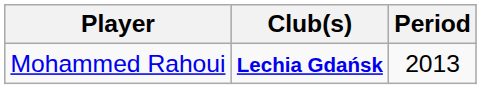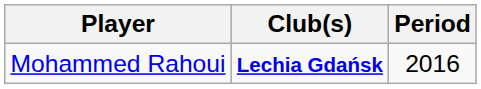(433, 63) 2013 -> (433, 63) 2016
